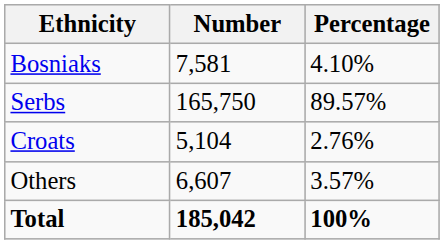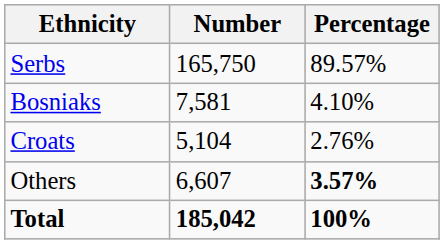rows swapped: (38, 102) <-> (56, 63)
(342, 180) normal -> (344, 180) bold
